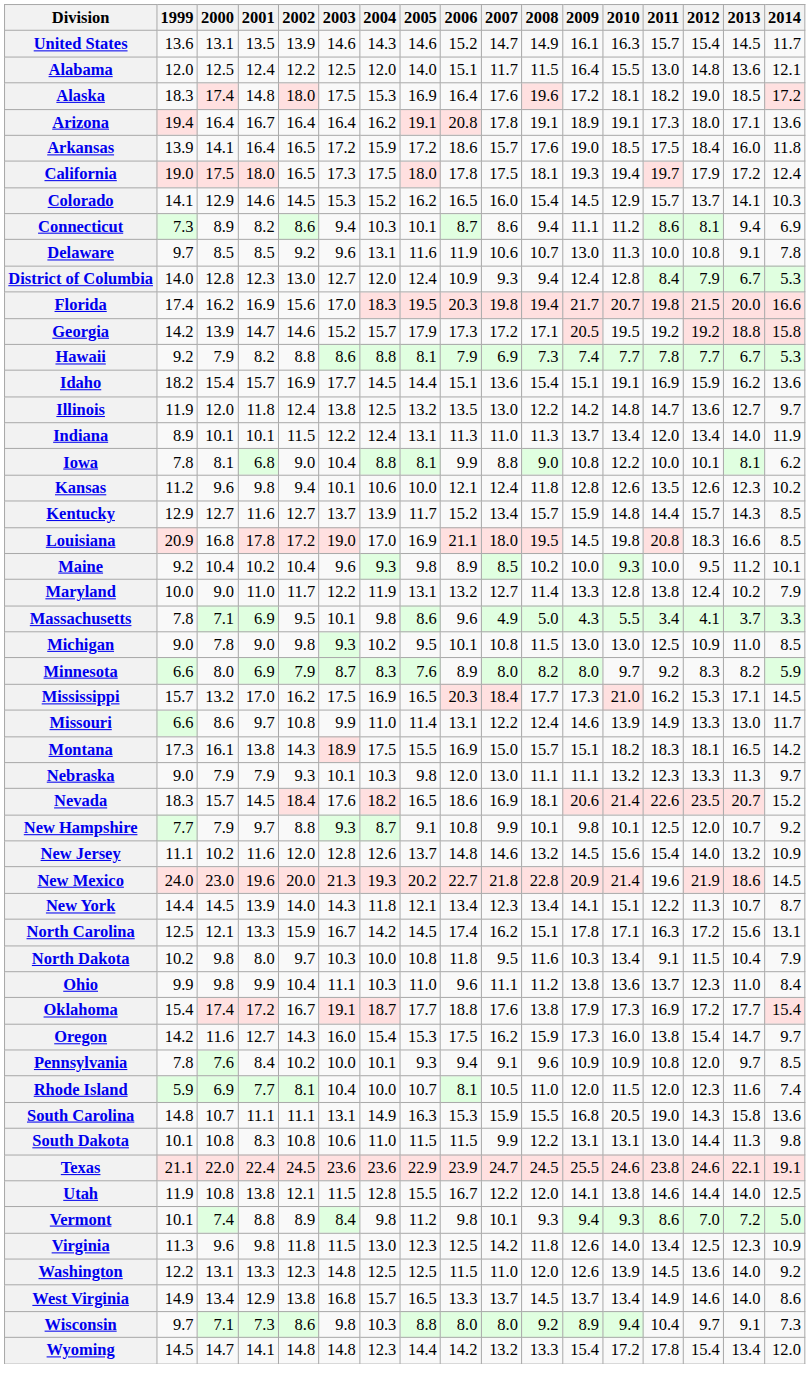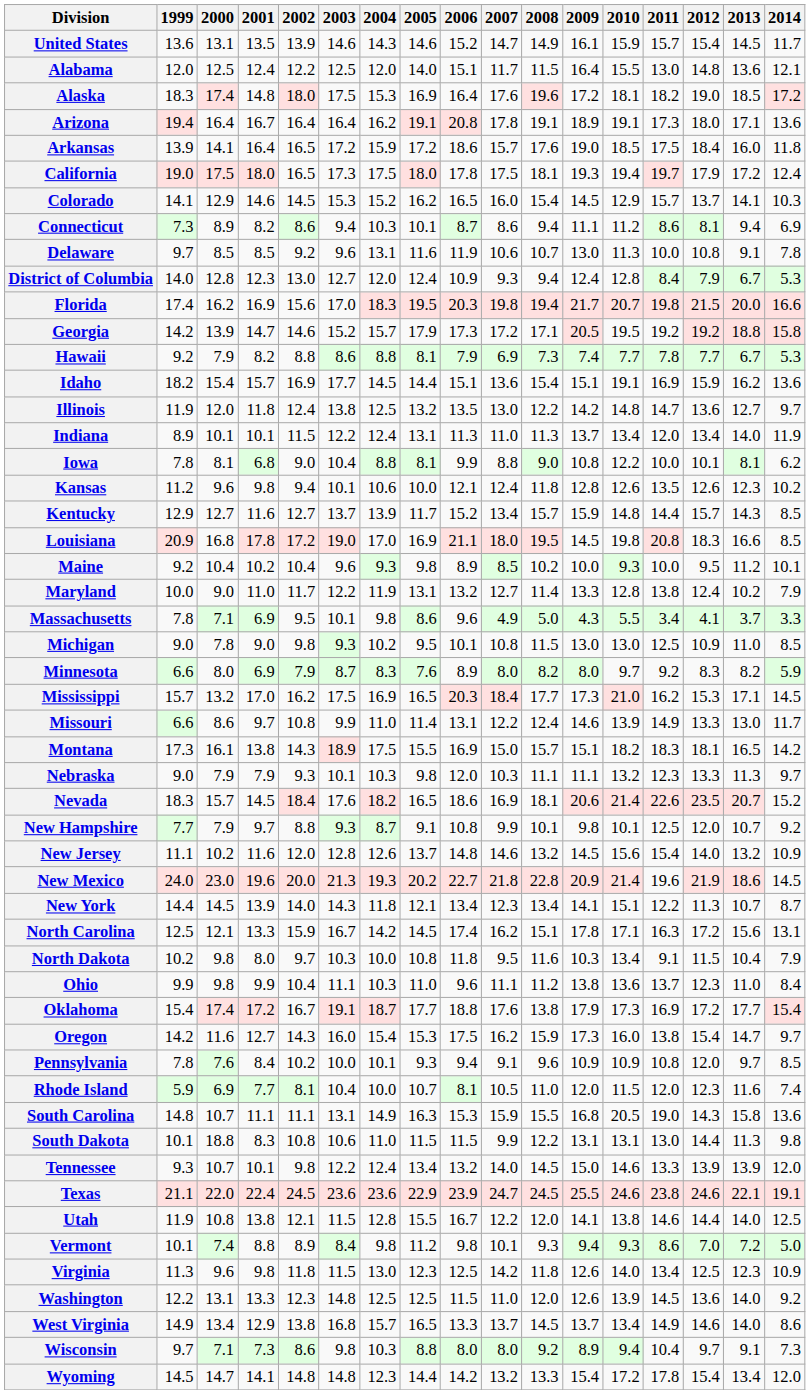(625, 43) 16.3 -> (625, 43) 15.9
(504, 775) 13.0 -> (504, 775) 10.3
(220, 1141) 10.8 -> (220, 1141) 18.8
+ row: (81, 1167)
